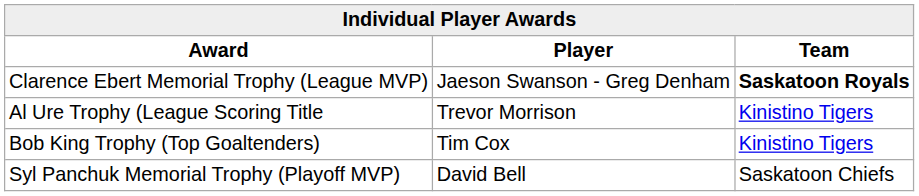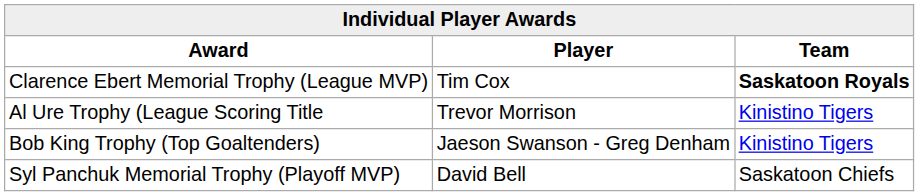(583, 82) Jaeson Swanson - Greg Denham -> (473, 82) Tim Cox
(473, 144) Tim Cox -> (583, 144) Jaeson Swanson - Greg Denham
